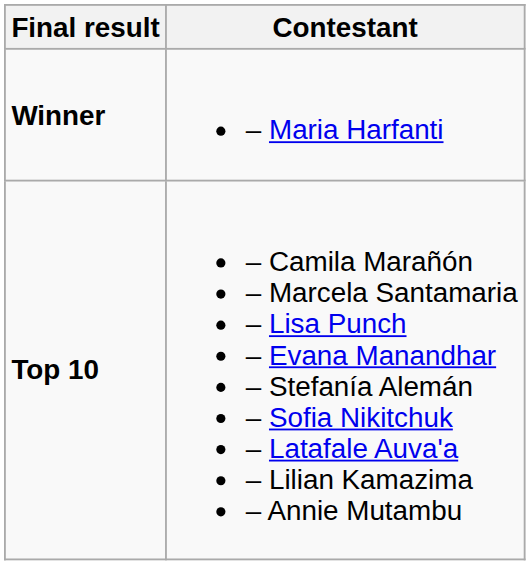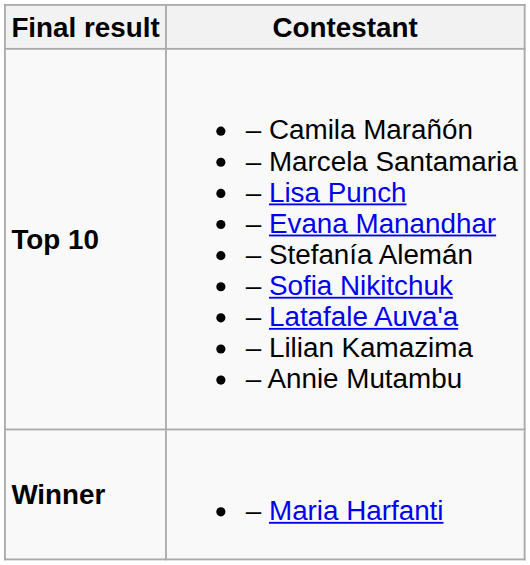rows swapped: (58, 115) <-> (55, 370)
